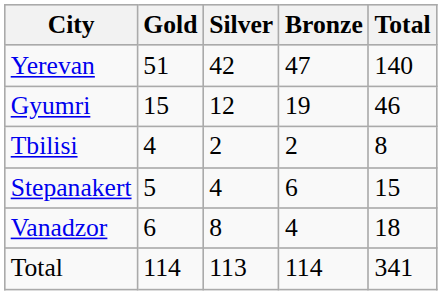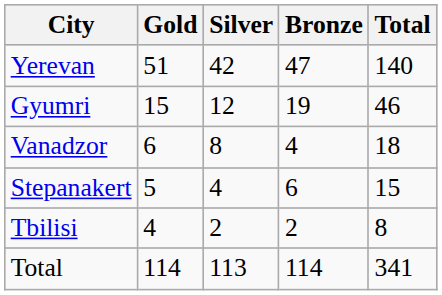rows swapped: (59, 227) <-> (44, 146)
